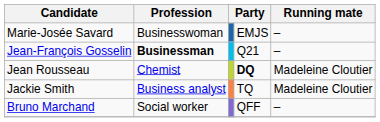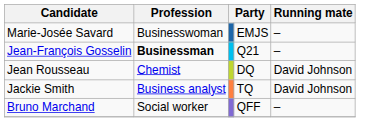(246, 70) bold -> (246, 70) normal
(323, 70) Madeleine Cloutier -> (313, 70) David Johnson
(323, 88) Madeleine Cloutier -> (313, 88) David Johnson
